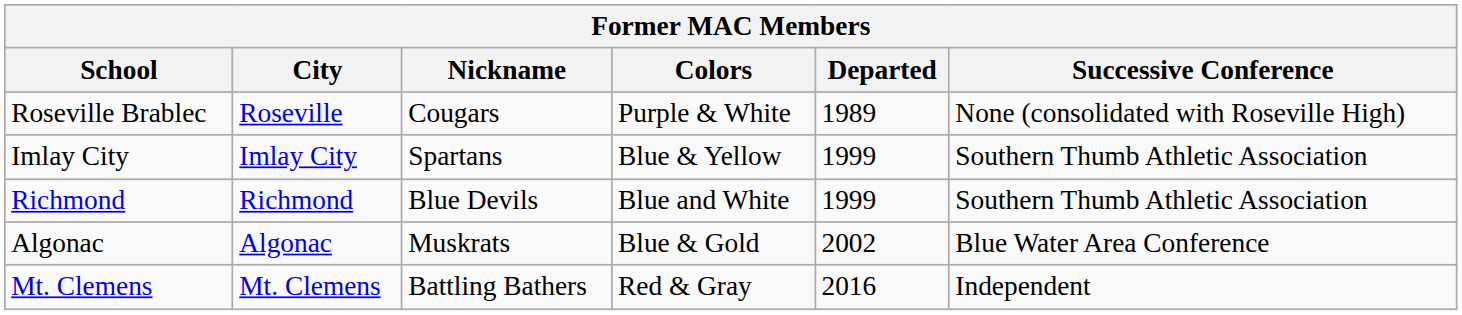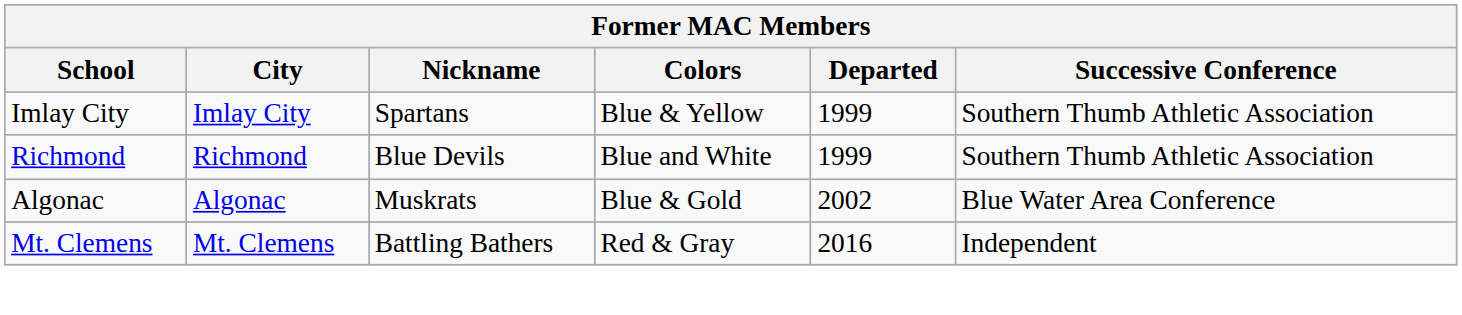- row: (109, 112)
